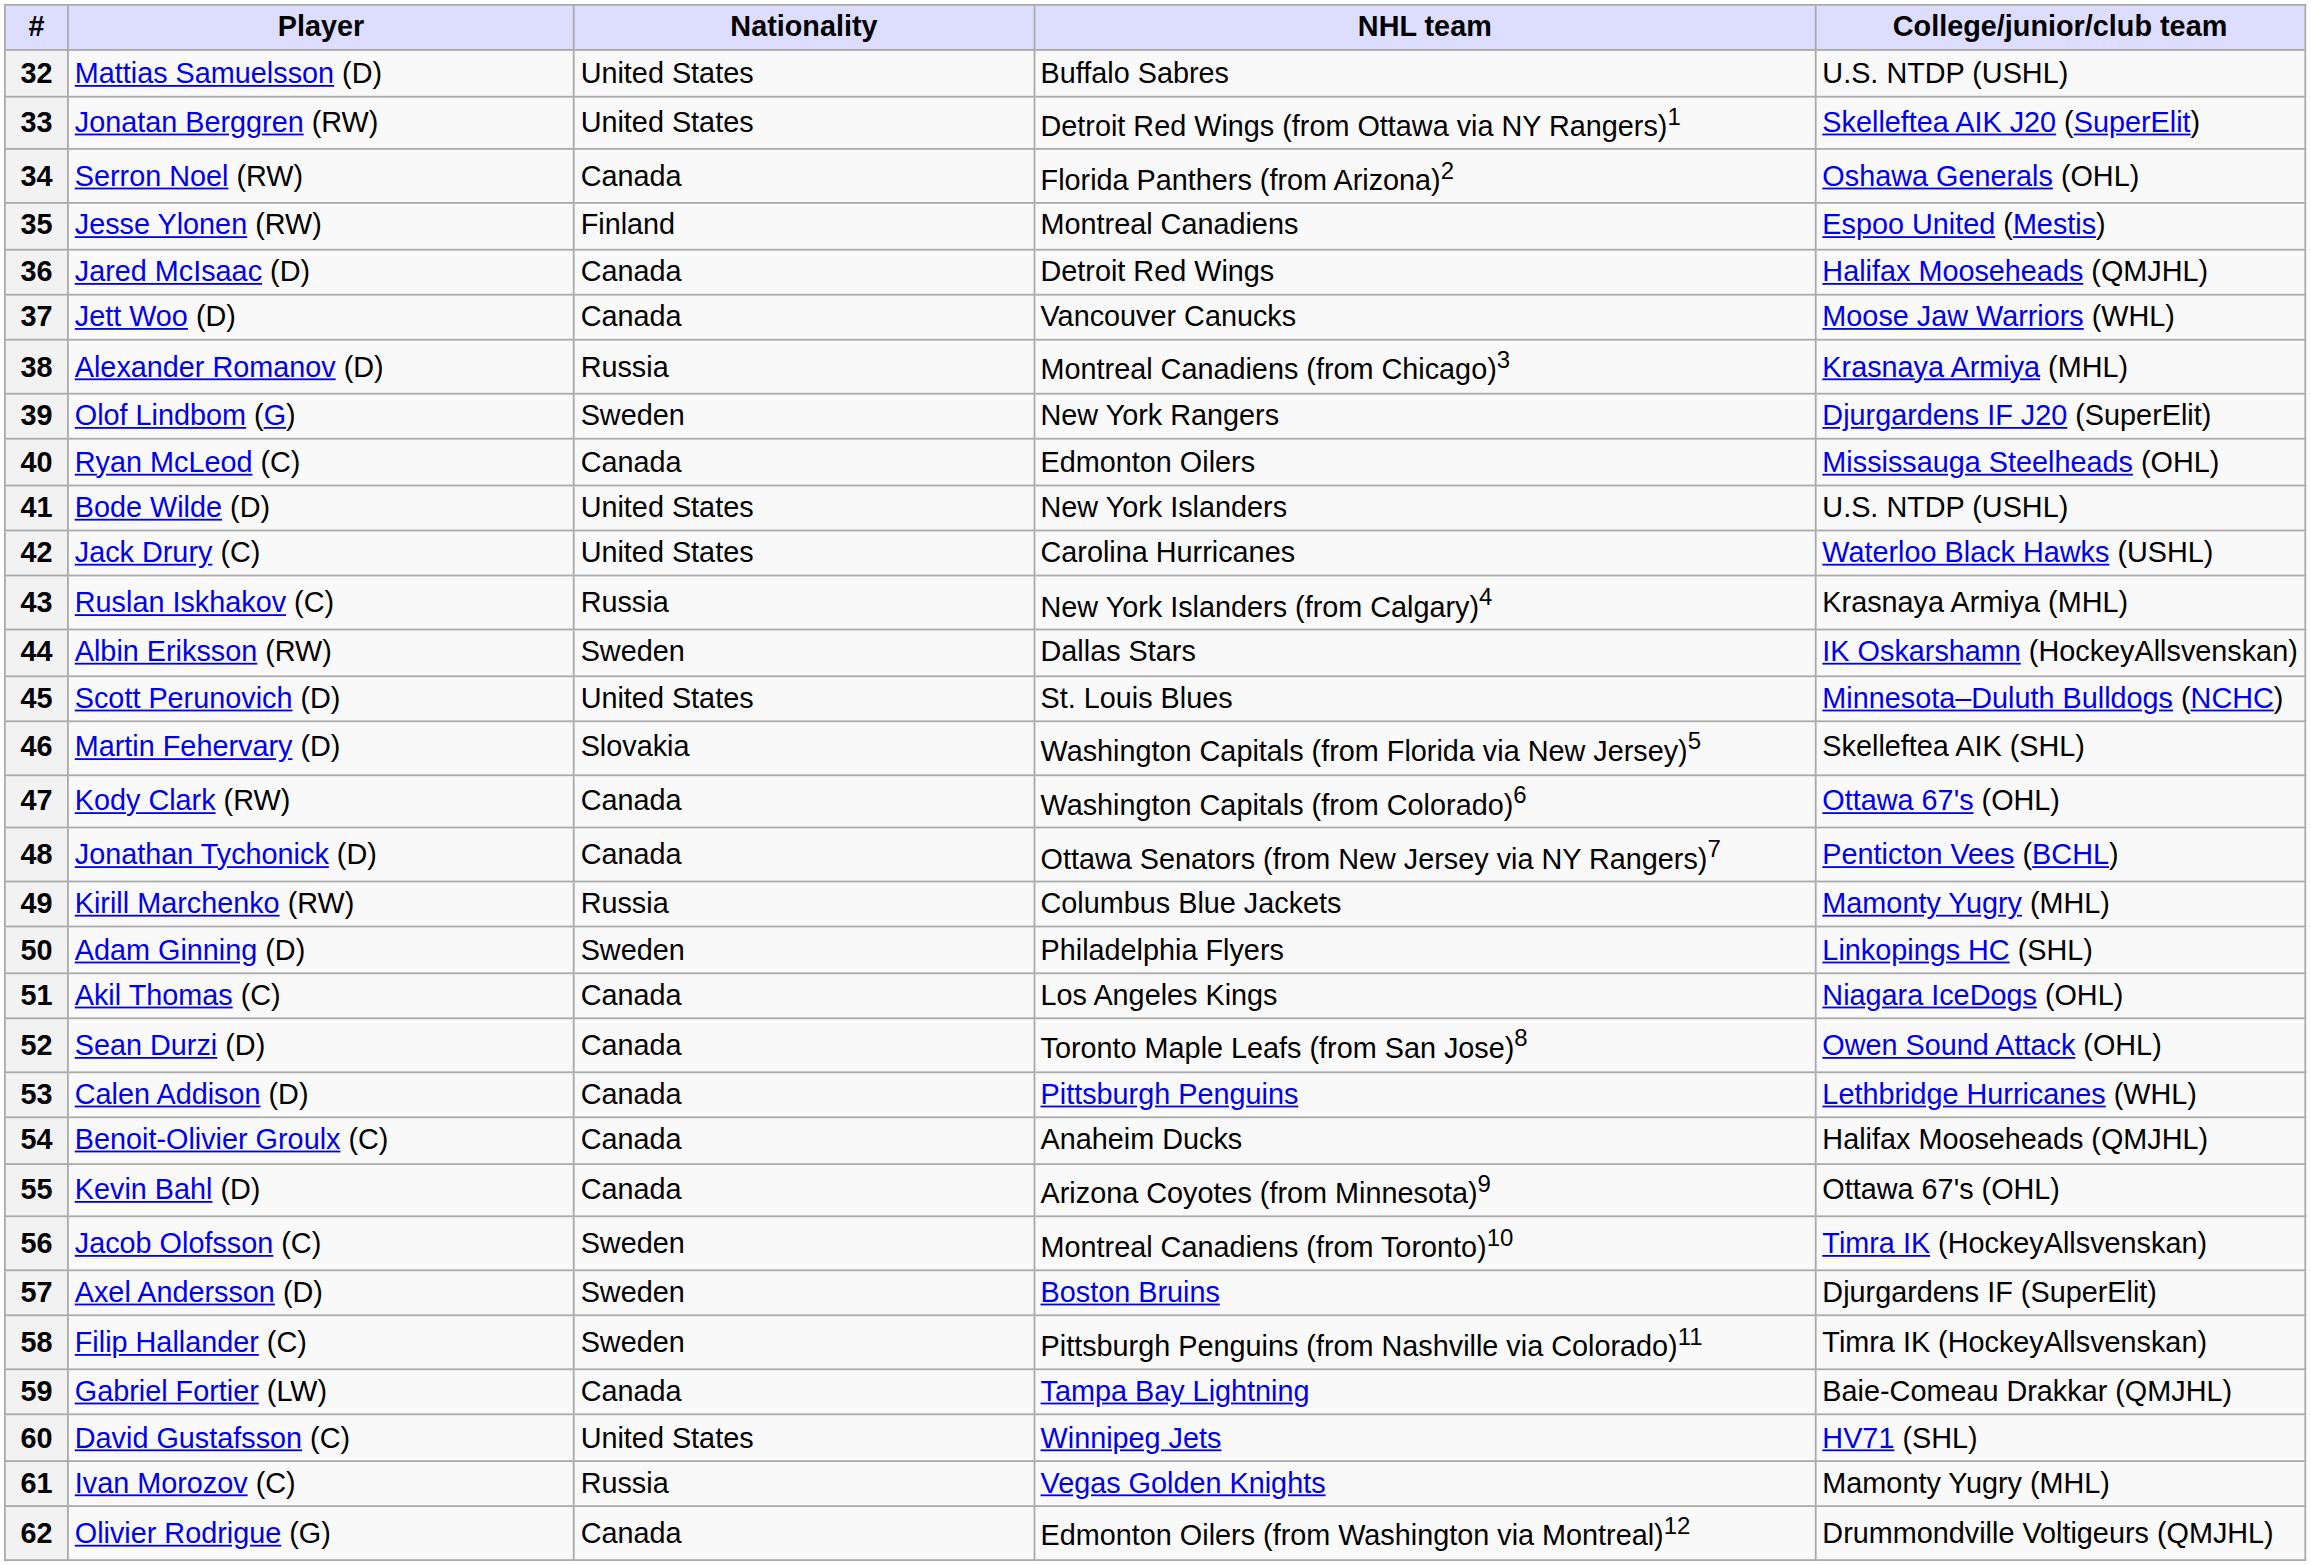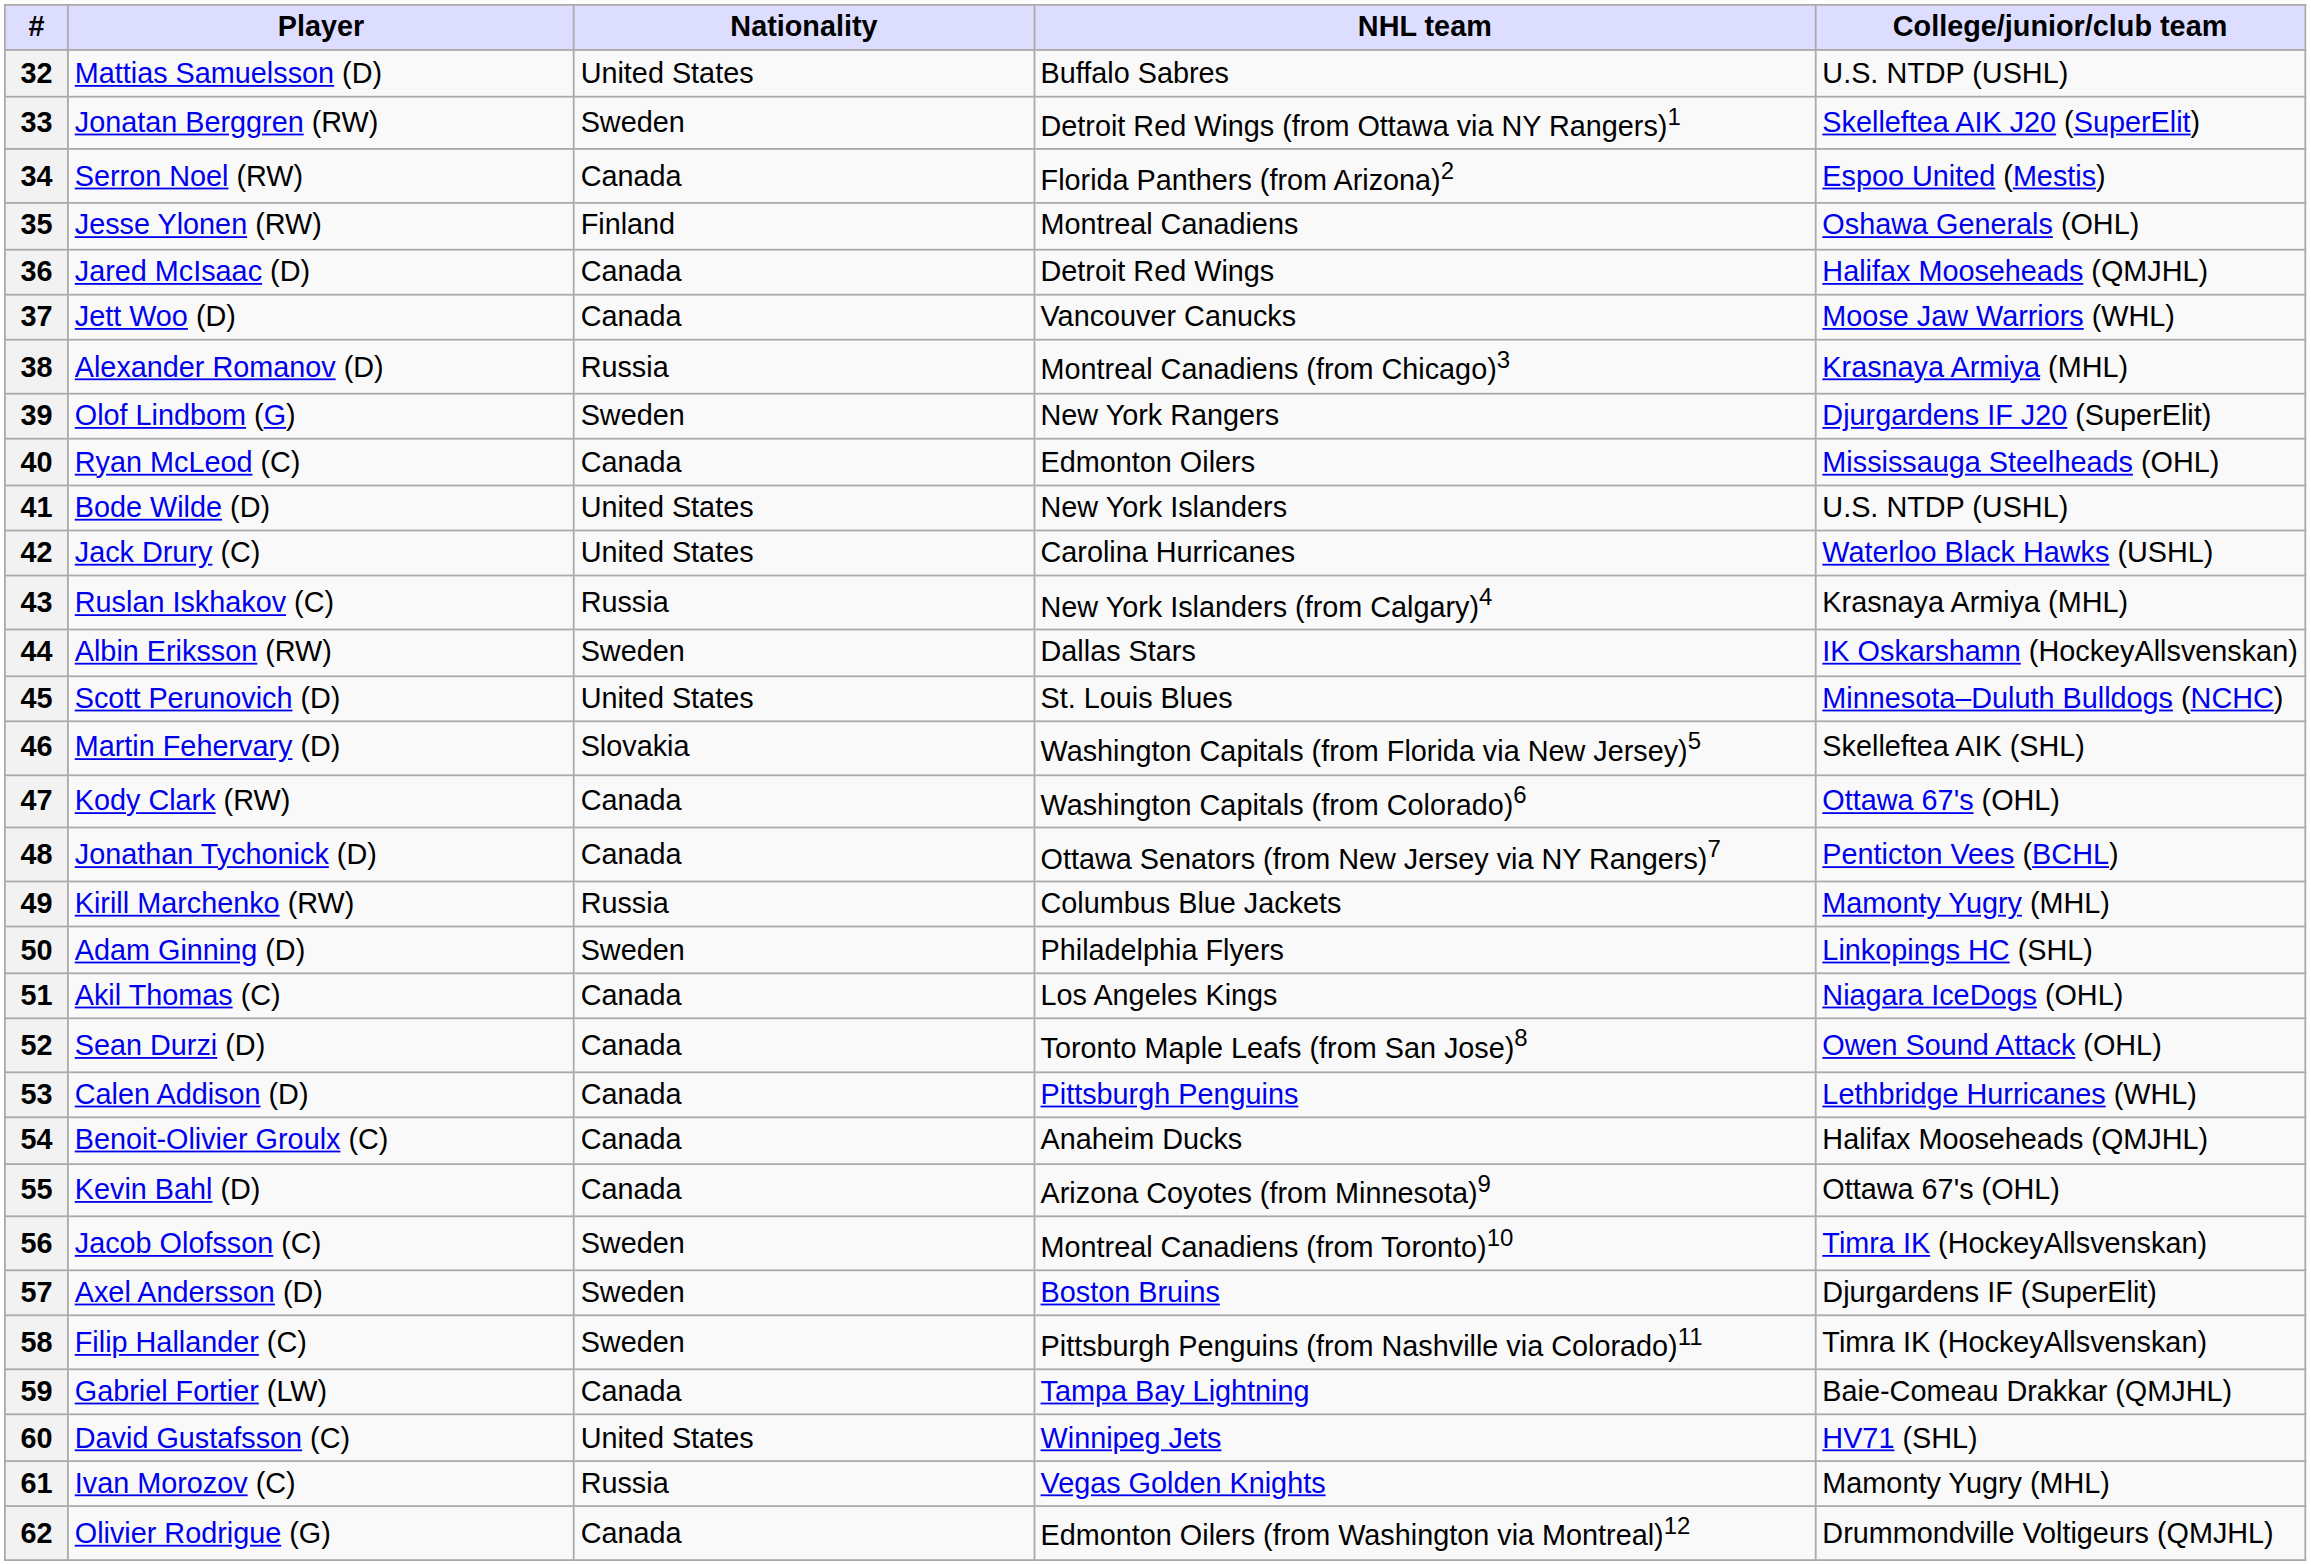(667, 122) United States -> (633, 122) Sweden
(1981, 176) Oshawa Generals (OHL) -> (1964, 176) Espoo United (Mestis)
(1964, 225) Espoo United (Mestis) -> (1981, 225) Oshawa Generals (OHL)
